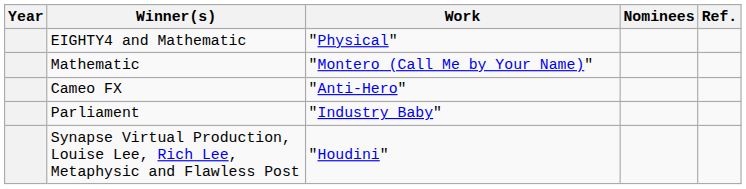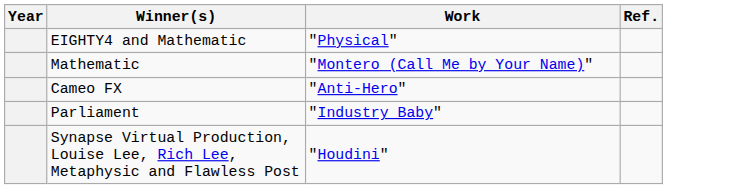- column: (659, 17)
